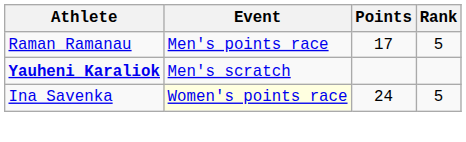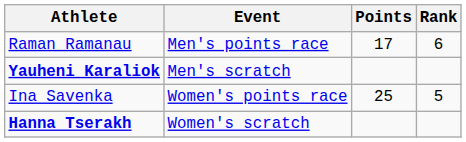(439, 44) 5 -> (439, 44) 6
(258, 97) lightyellow background -> (258, 97) no background
(384, 97) 24 -> (384, 97) 25
+ row: (70, 124)
